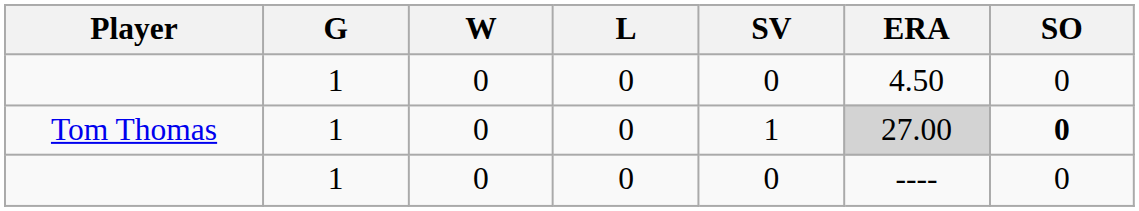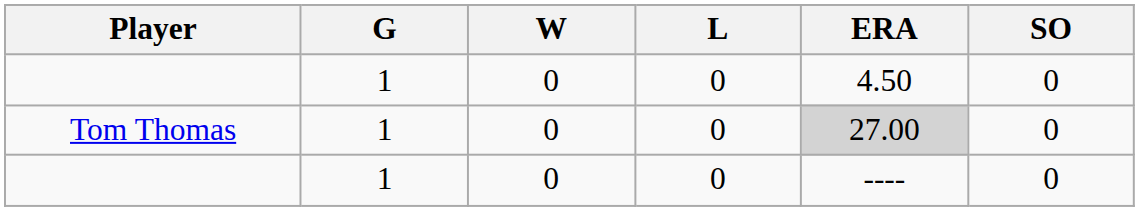- column: (771, 29)
(1062, 129) bold -> (1051, 129) normal
